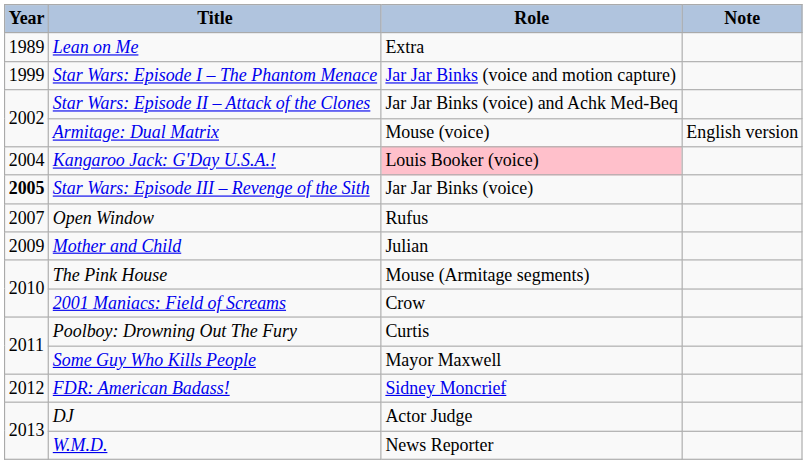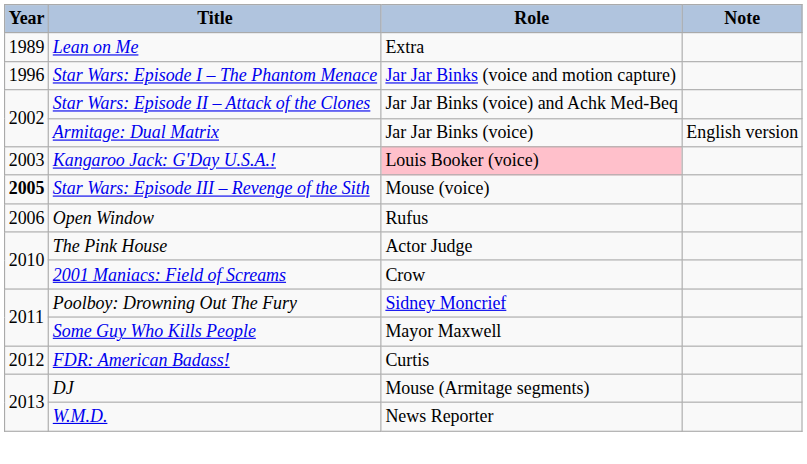(27, 75) 1999 -> (27, 75) 1996
(437, 132) Mouse (voice) -> (459, 132) Jar Jar Binks (voice)
(27, 160) 2004 -> (27, 160) 2003
(459, 189) Jar Jar Binks (voice) -> (437, 189) Mouse (voice)
(27, 217) 2007 -> (27, 217) 2006
- row: (117, 246)
(487, 274) Mouse (Armitage segments) -> (429, 246) Actor Judge
(407, 331) Curtis -> (446, 302) Sidney Moncrief
(446, 388) Sidney Moncrief -> (407, 359) Curtis
(429, 416) Actor Judge -> (487, 388) Mouse (Armitage segments)
